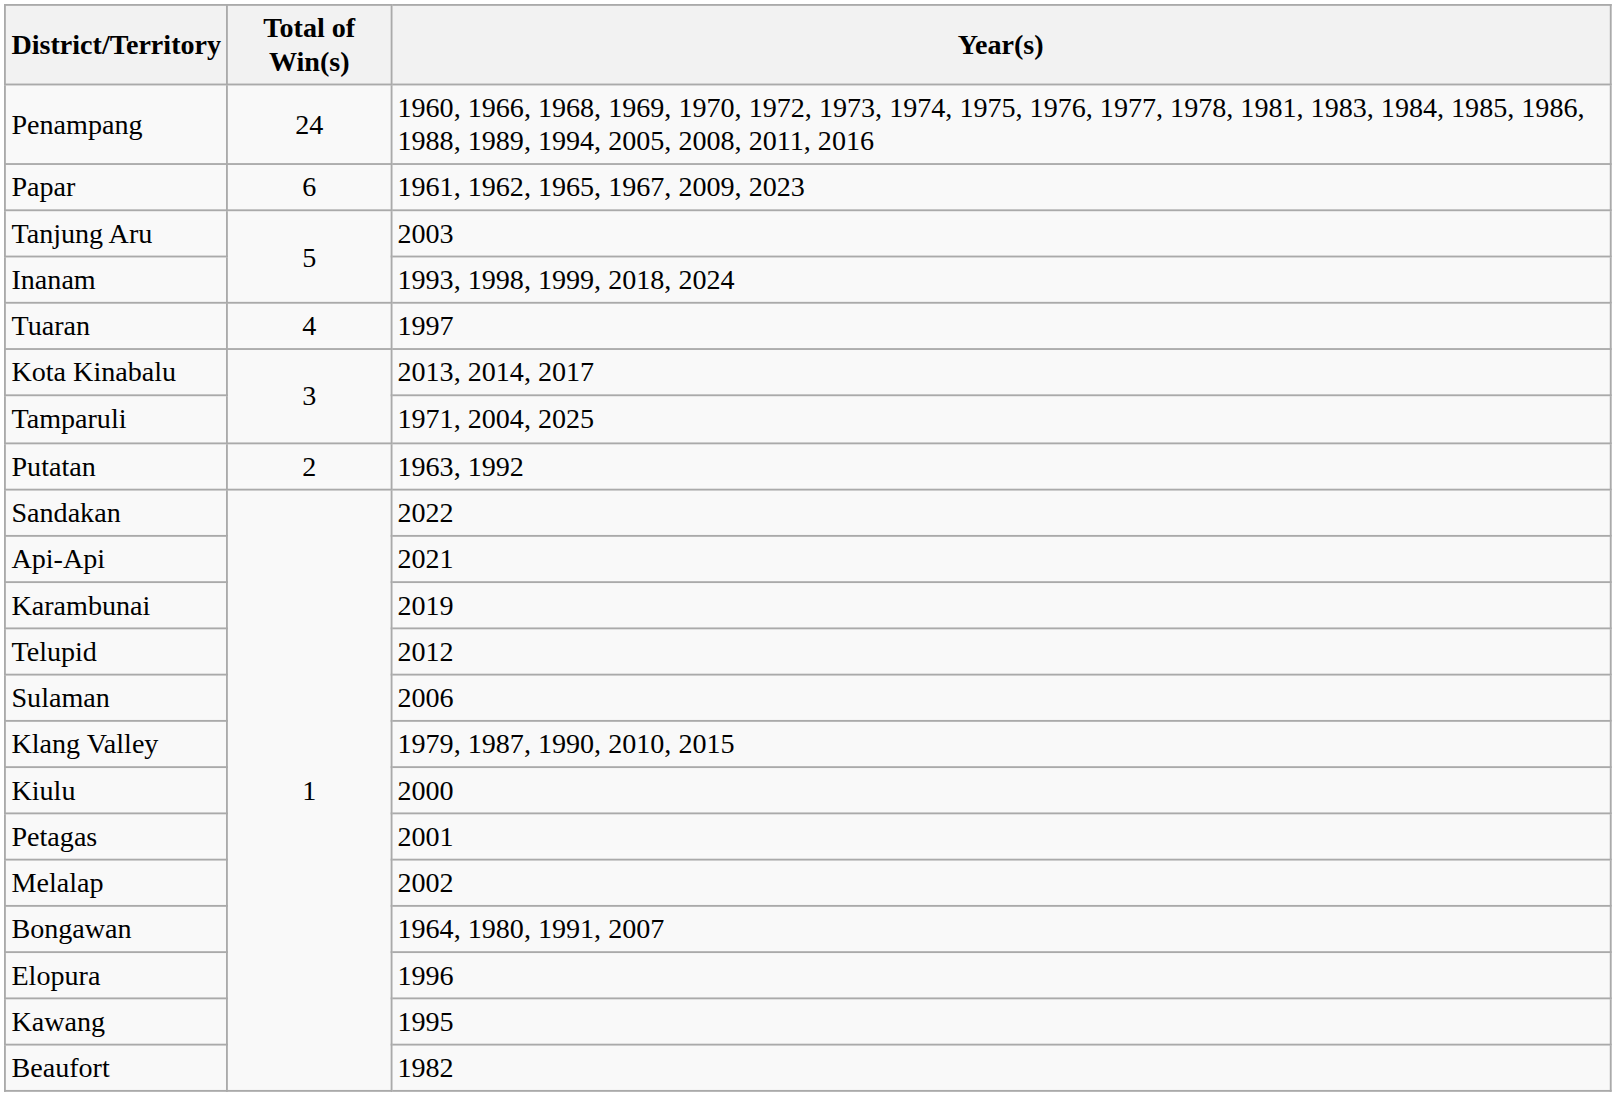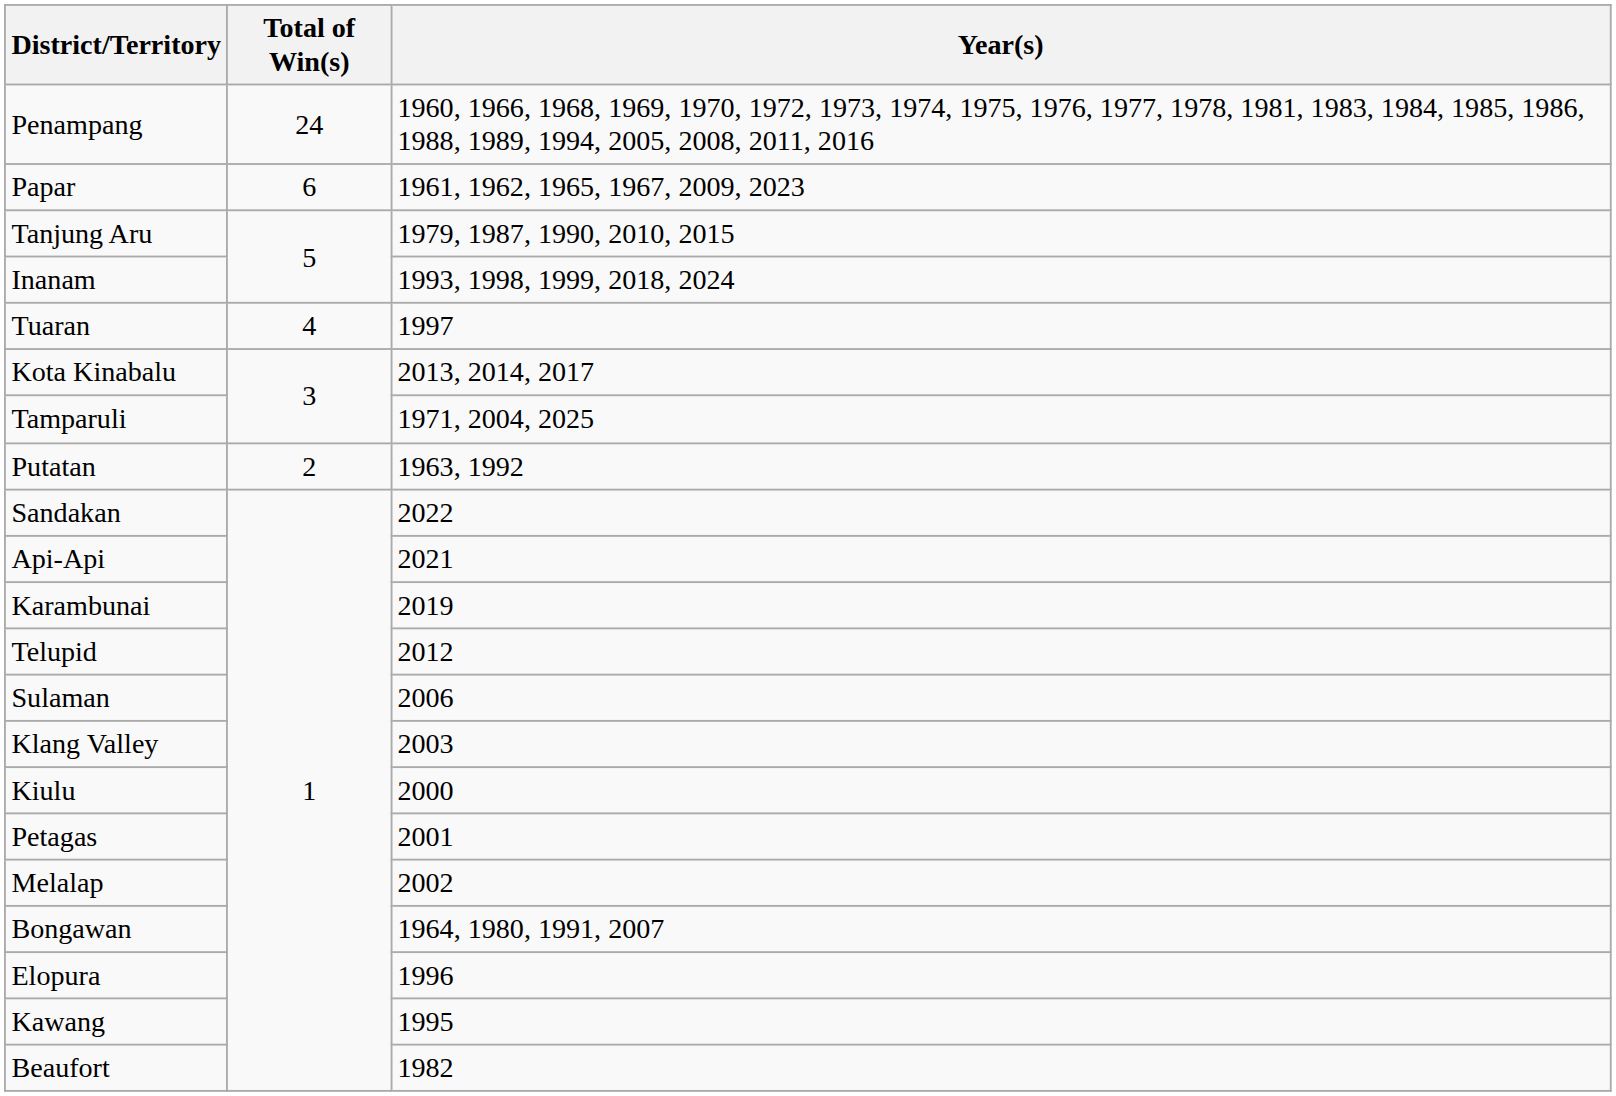(426, 233) 2003 -> (566, 233) 1979, 1987, 1990, 2010, 2015
(566, 743) 1979, 1987, 1990, 2010, 2015 -> (426, 743) 2003
